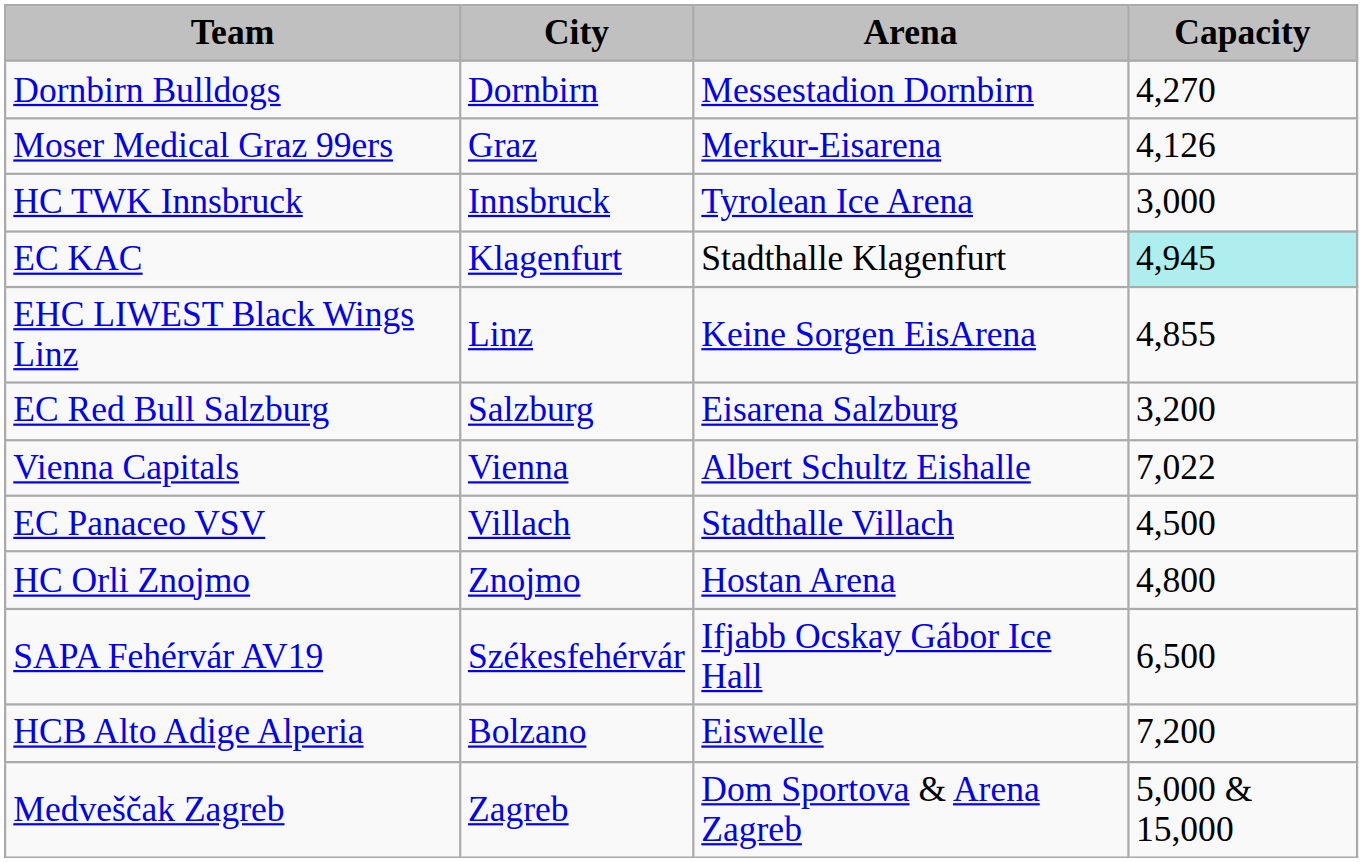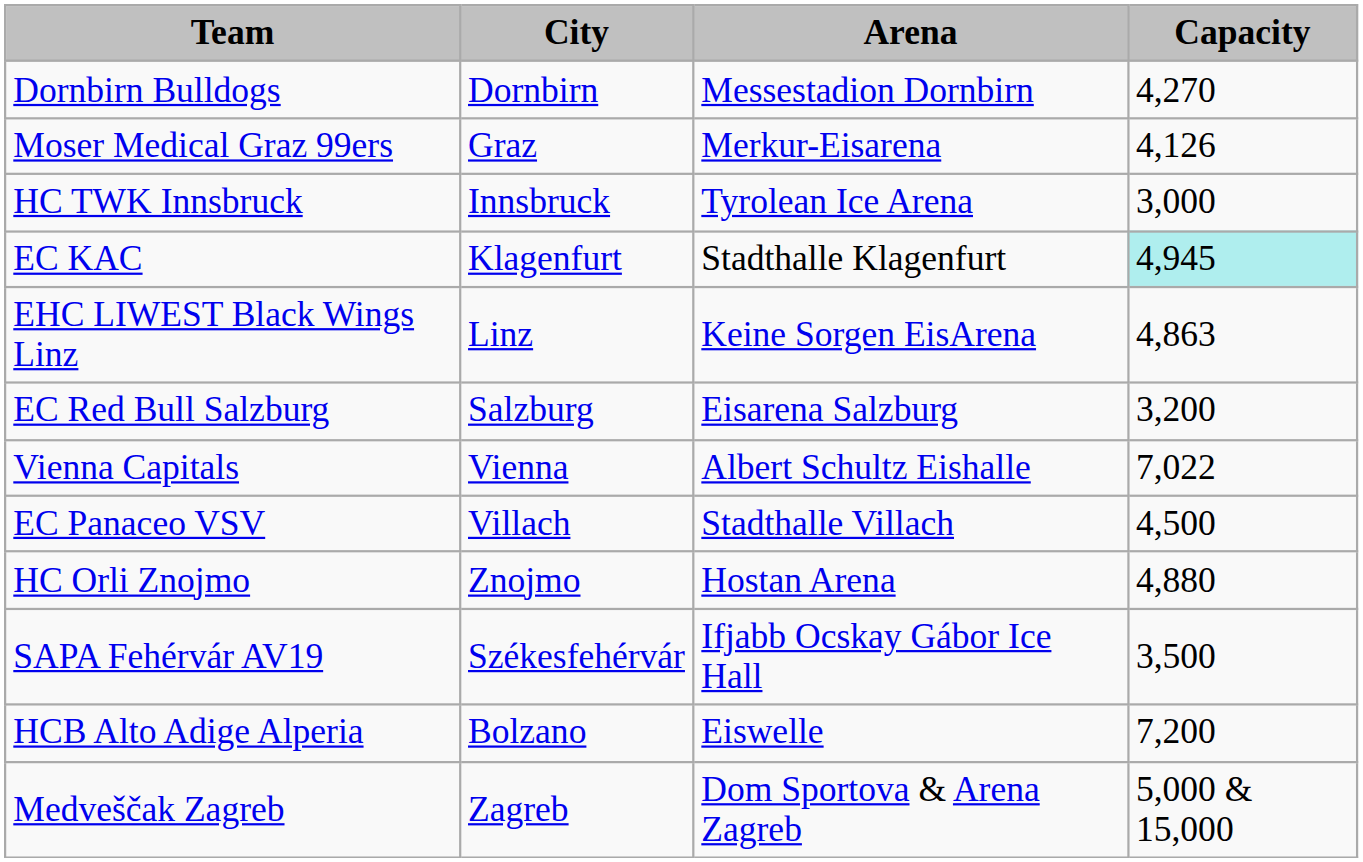(1176, 334) 4,855 -> (1176, 334) 4,863
(1176, 579) 4,800 -> (1176, 579) 4,880
(1176, 655) 6,500 -> (1176, 655) 3,500
